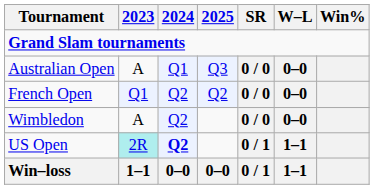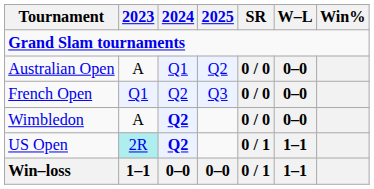(218, 68) Q3 -> (218, 68) Q2
(218, 94) Q2 -> (218, 94) Q3
(178, 119) normal -> (178, 119) bold
